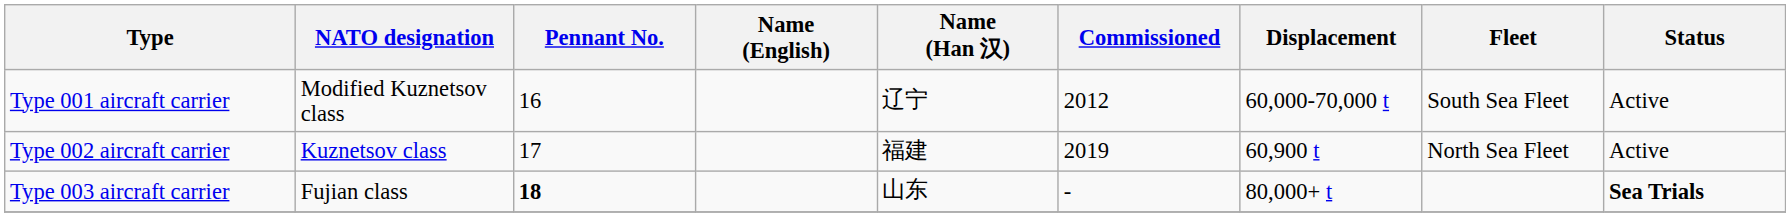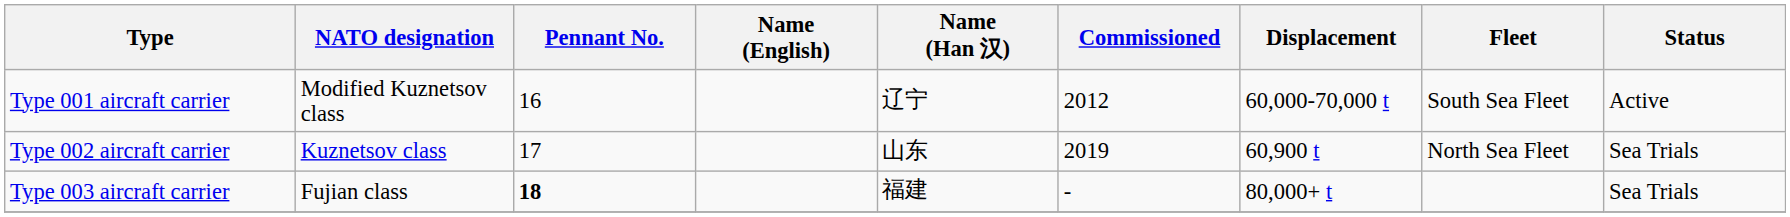(905, 150) 福建 -> (905, 150) 山东
(1639, 151) Active -> (1654, 151) Sea Trials
(905, 190) 山东 -> (905, 190) 福建
(1657, 191) bold -> (1654, 191) normal
